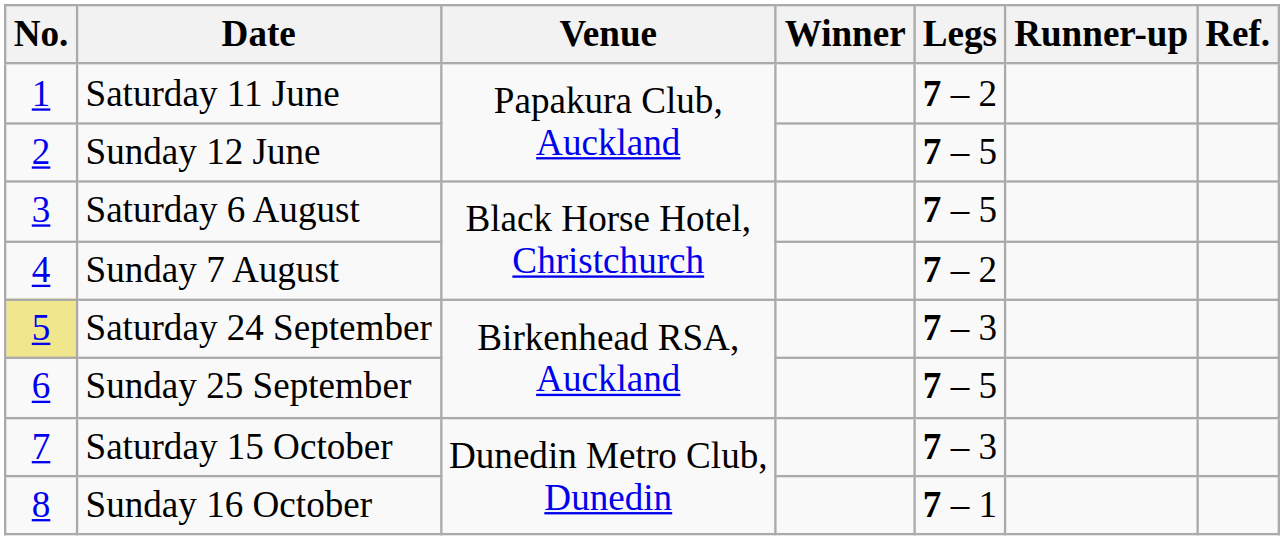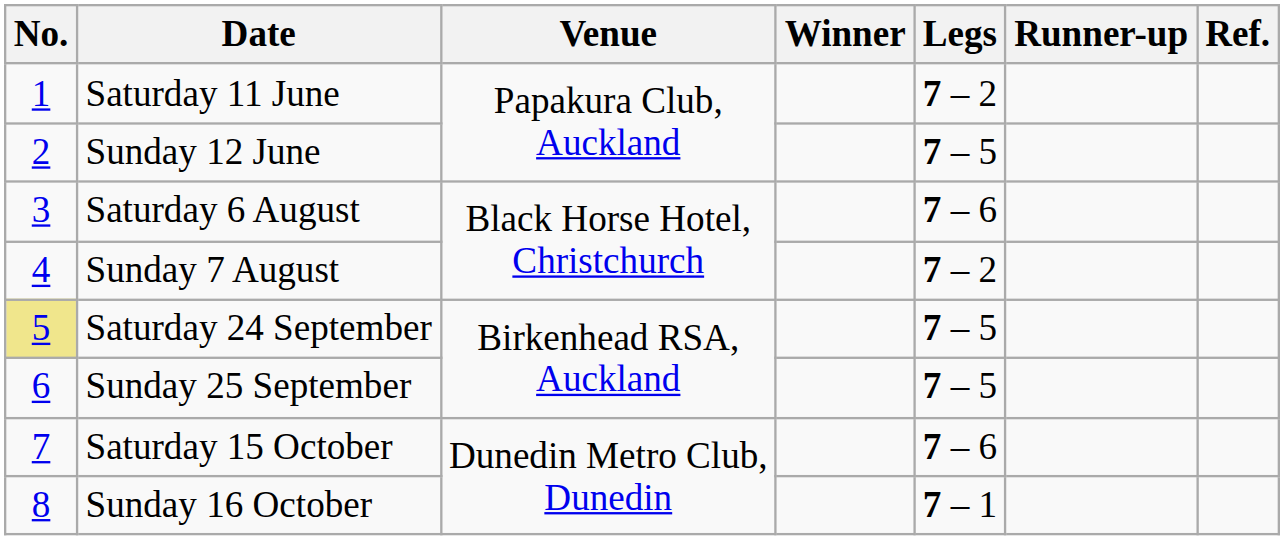(960, 210) 7 – 5 -> (960, 210) 7 – 6
(960, 328) 7 – 3 -> (960, 328) 7 – 5
(960, 446) 7 – 3 -> (960, 446) 7 – 6
